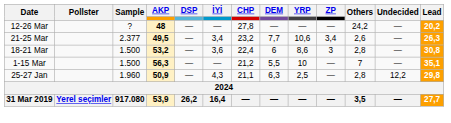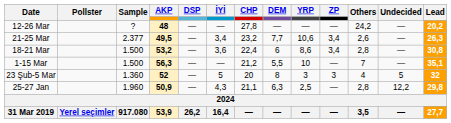(331, 50) 3 -> (334, 50) 3,4
+ row: (31, 75)
